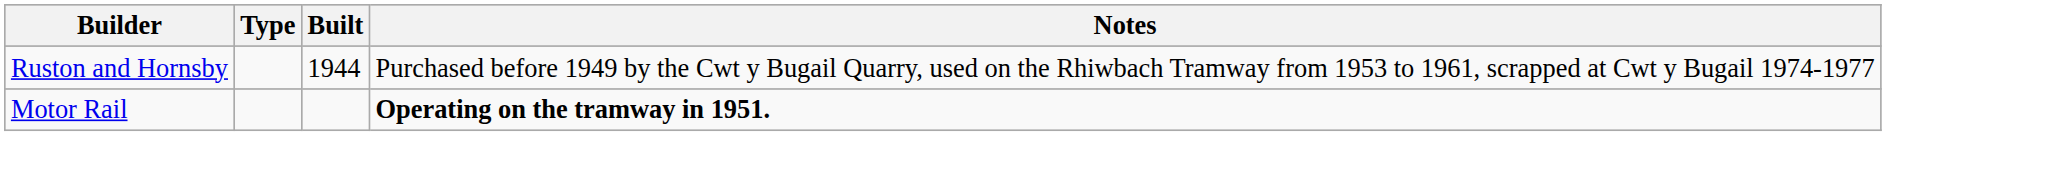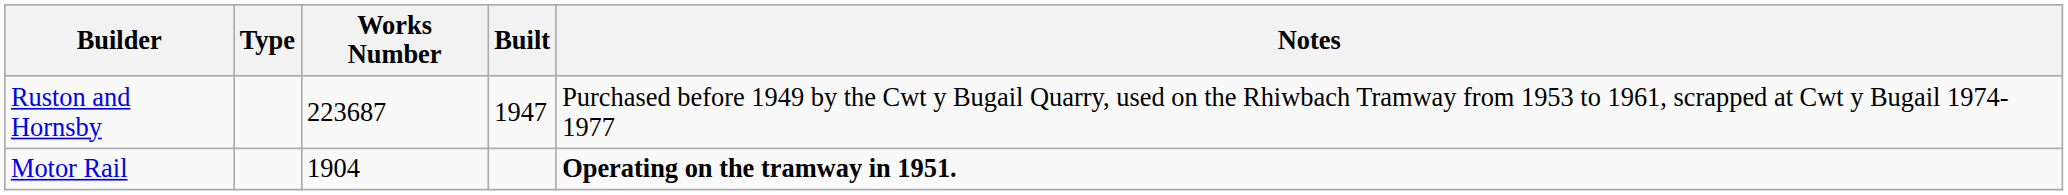+ column: (395, 40)
(334, 67) 1944 -> (521, 111) 1947
